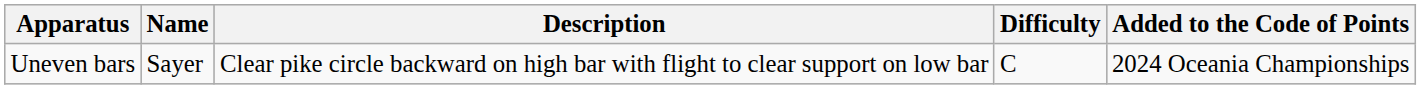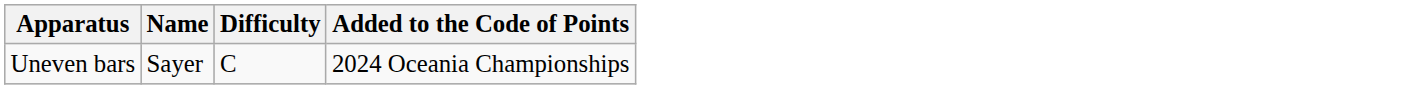- column: (604, 24)
